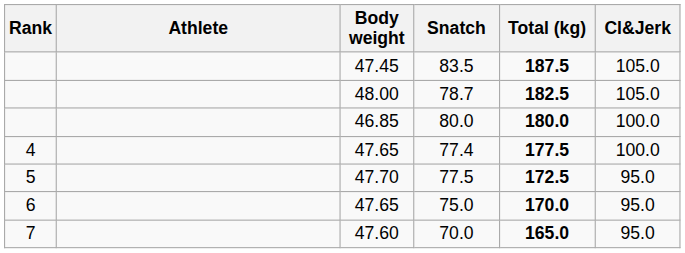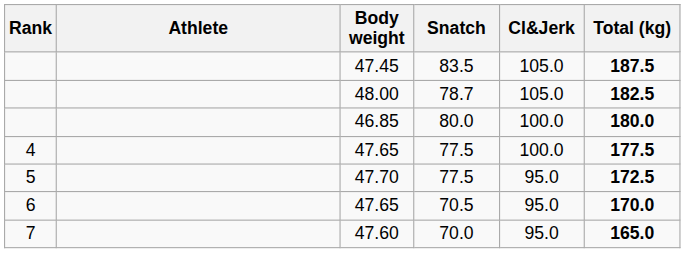columns swapped: (638, 28) <-> (547, 28)
(456, 149) 77.4 -> (456, 149) 77.5
(456, 205) 75.0 -> (456, 205) 70.5
